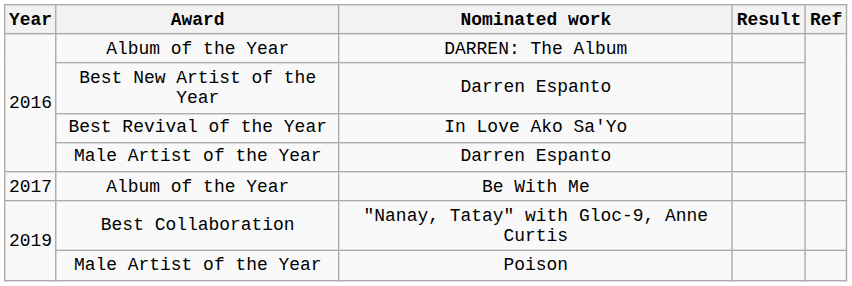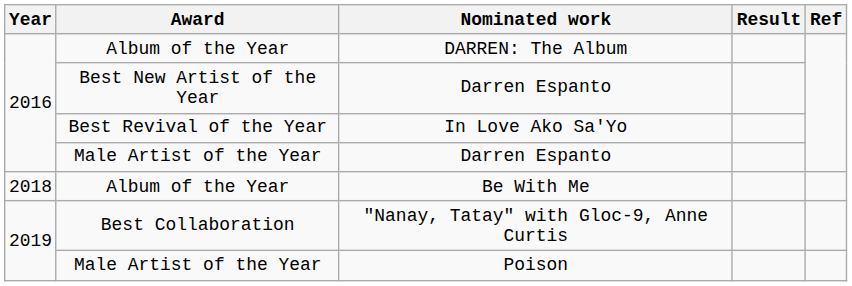(31, 186) 2017 -> (31, 186) 2018
